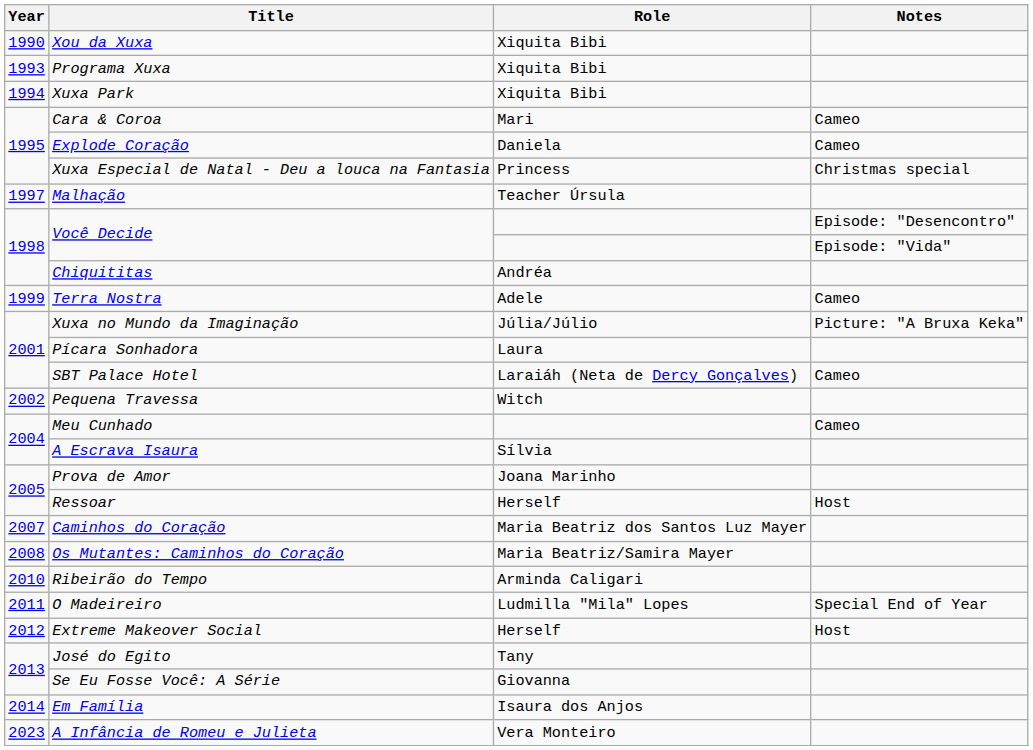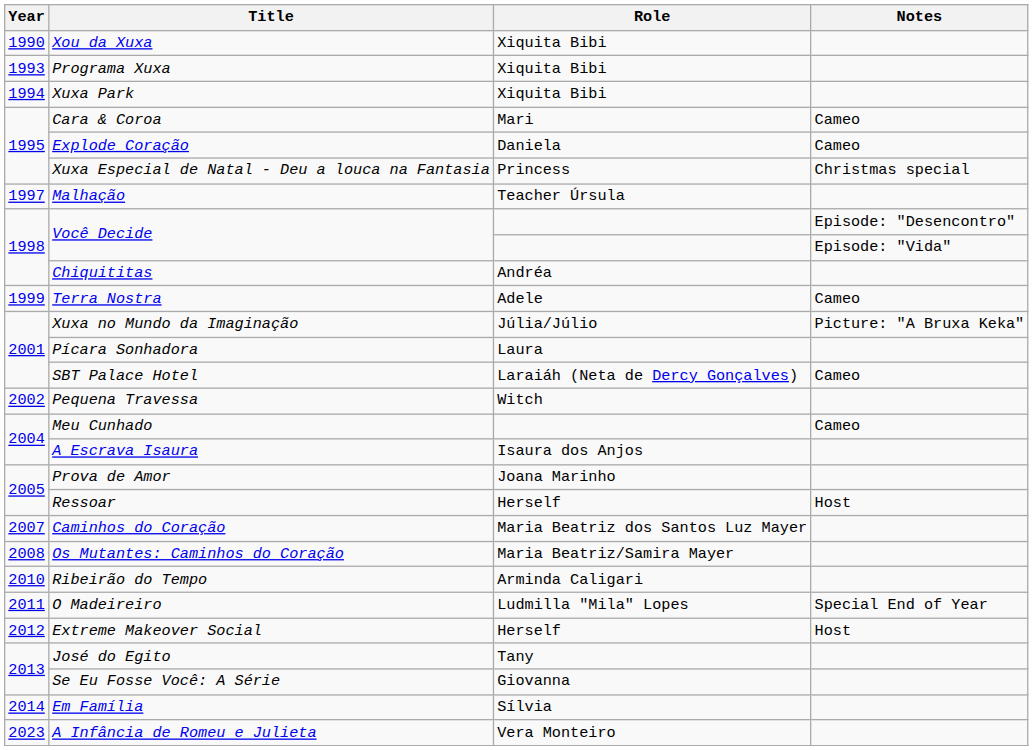(525, 452) Sílvia -> (570, 452) Isaura dos Anjos
(570, 707) Isaura dos Anjos -> (525, 707) Sílvia
